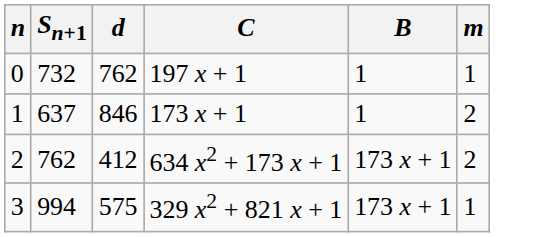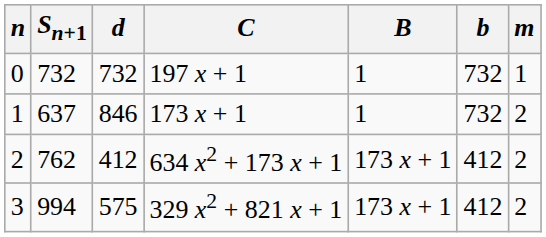+ column: (483, 28)
(118, 72) 762 -> (118, 72) 732
(470, 206) 1 -> (521, 206) 2
